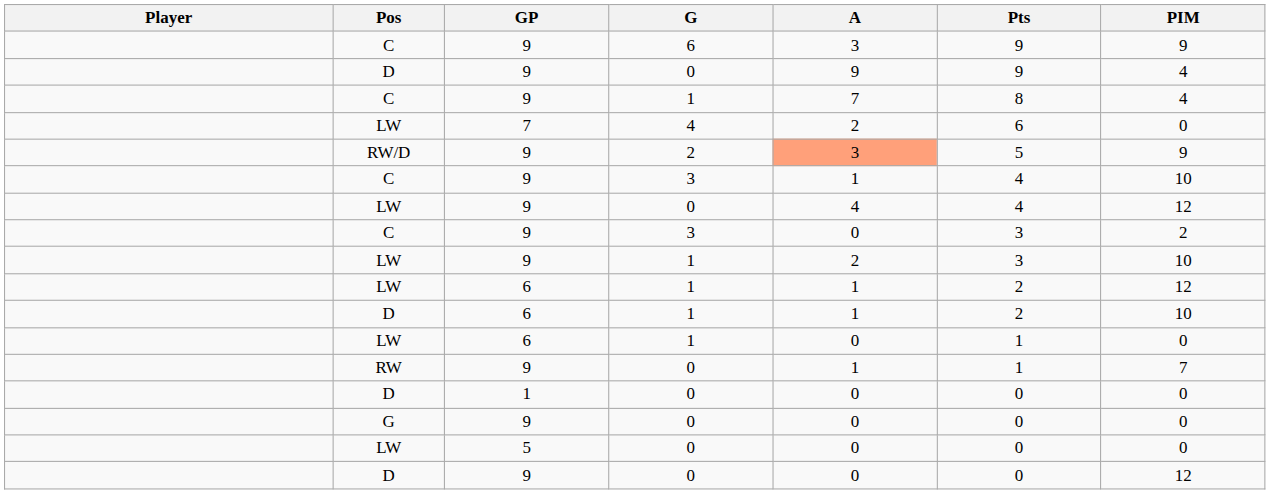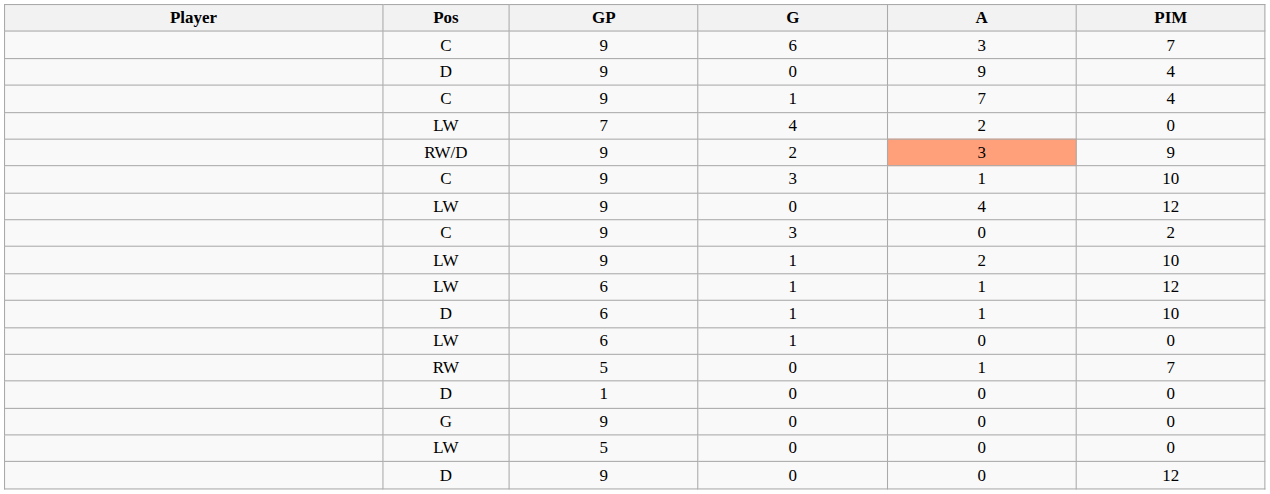- column: (1019, 17)
(1183, 44) 9 -> (1171, 44) 7
(527, 367) 9 -> (604, 367) 5
